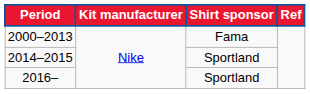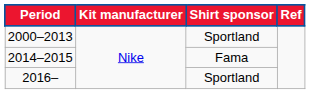(232, 36) Fama -> (232, 36) Sportland
(232, 57) Sportland -> (232, 57) Fama
